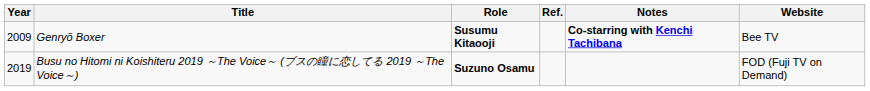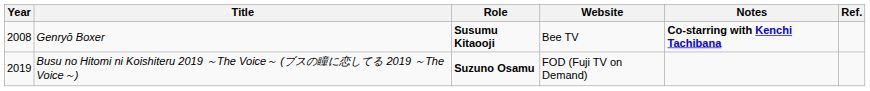columns swapped: (802, 13) <-> (553, 13)
(19, 36) 2009 -> (19, 36) 2008
